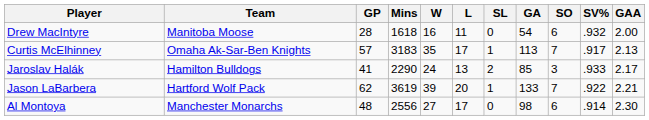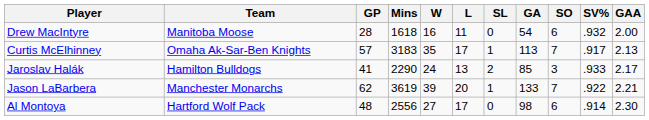(216, 87) Hartford Wolf Pack -> (225, 87) Manchester Monarchs
(225, 106) Manchester Monarchs -> (216, 106) Hartford Wolf Pack
